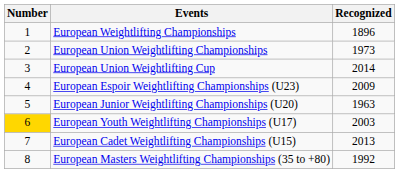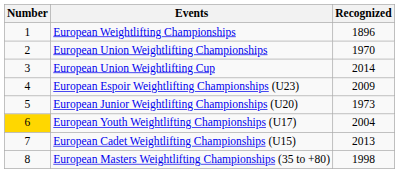(363, 50) 1973 -> (363, 50) 1970
(363, 104) 1963 -> (363, 104) 1973
(363, 123) 2003 -> (363, 123) 2004
(363, 159) 1992 -> (363, 159) 1998
